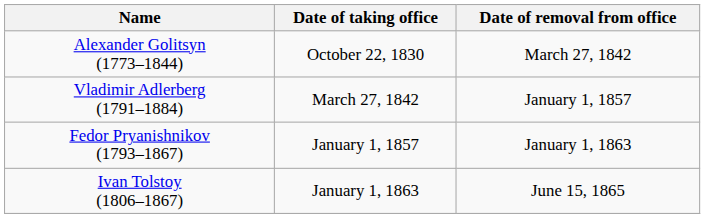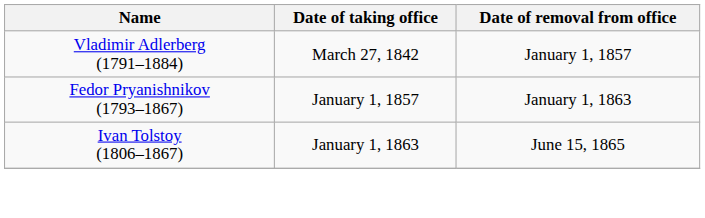- row: (140, 53)
